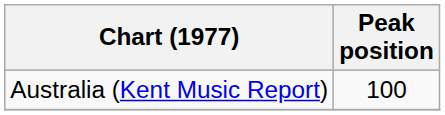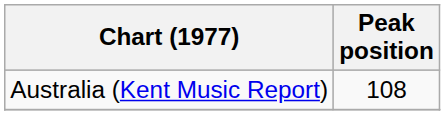(386, 89) 100 -> (386, 89) 108
